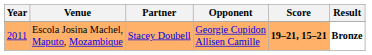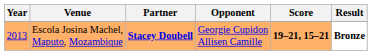(17, 36) 2011 -> (17, 36) 2013
(159, 36) normal -> (160, 36) bold
